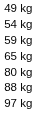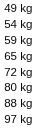+ row: (18, 72)
